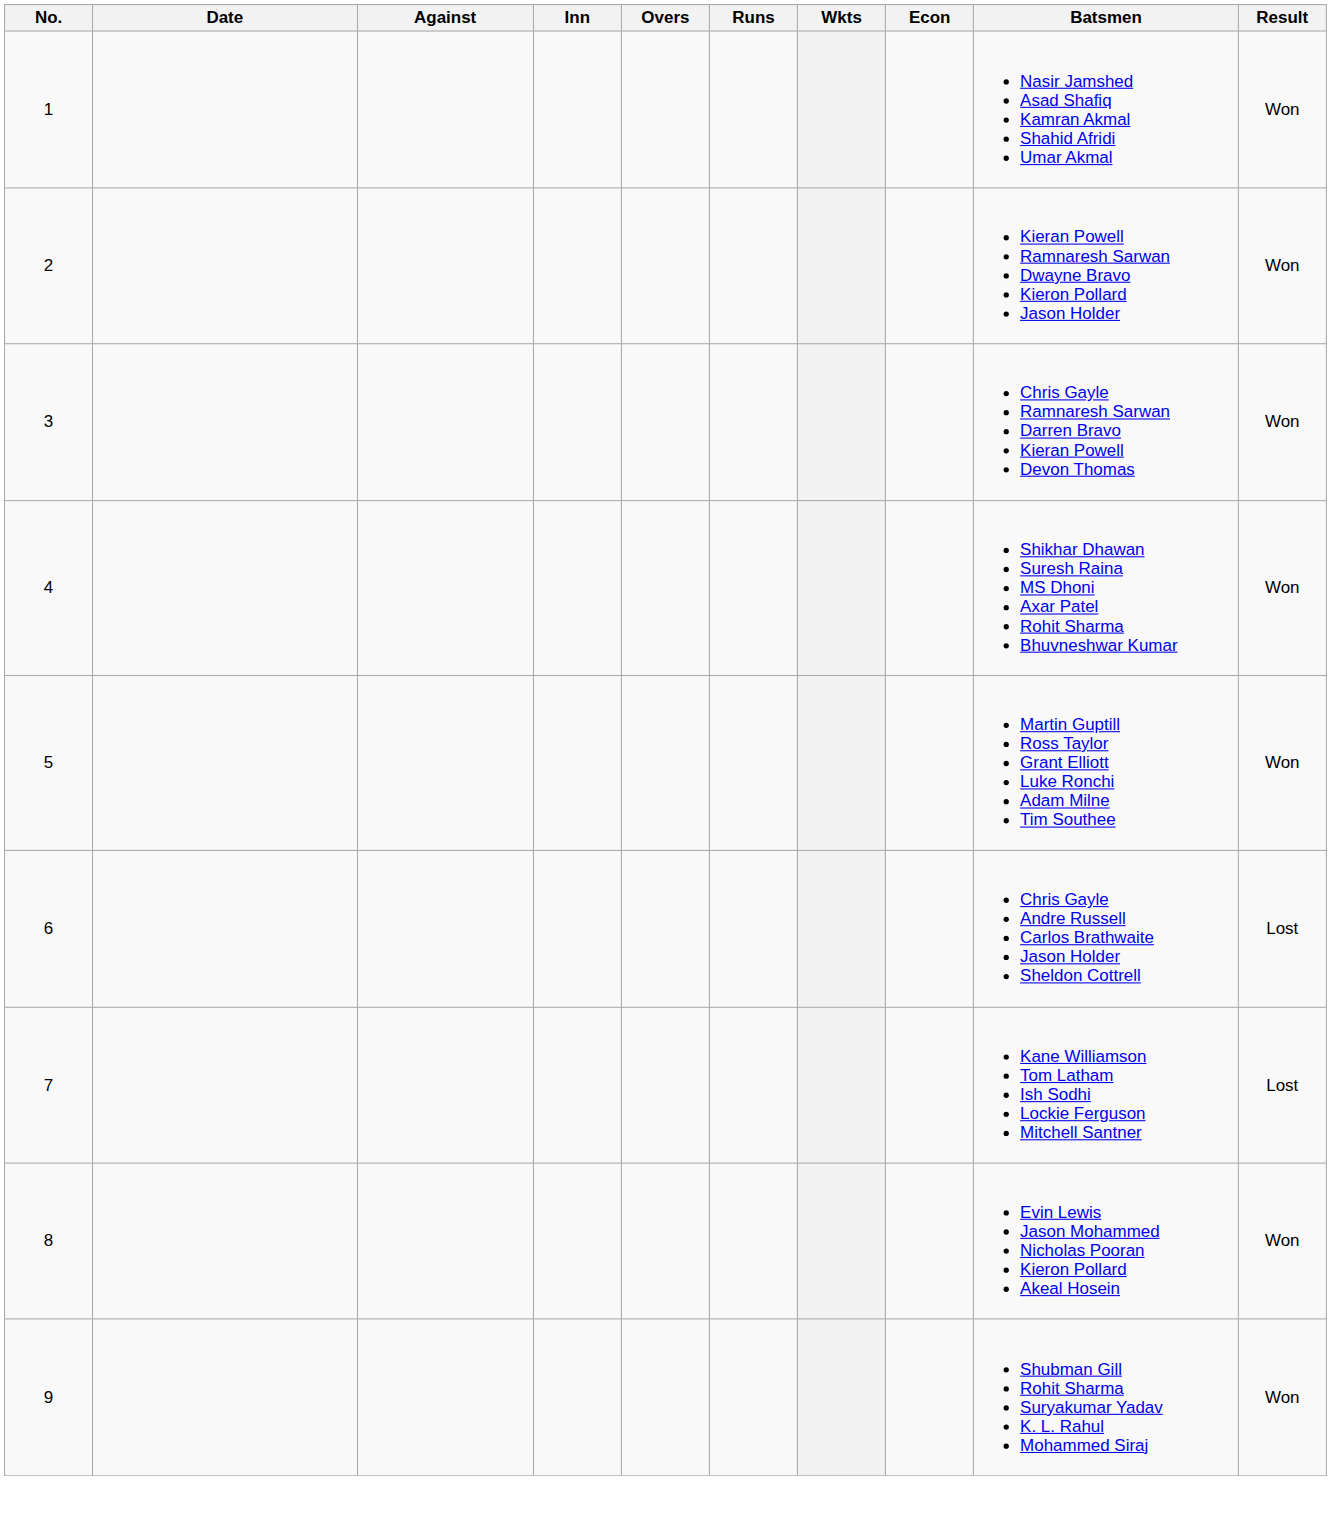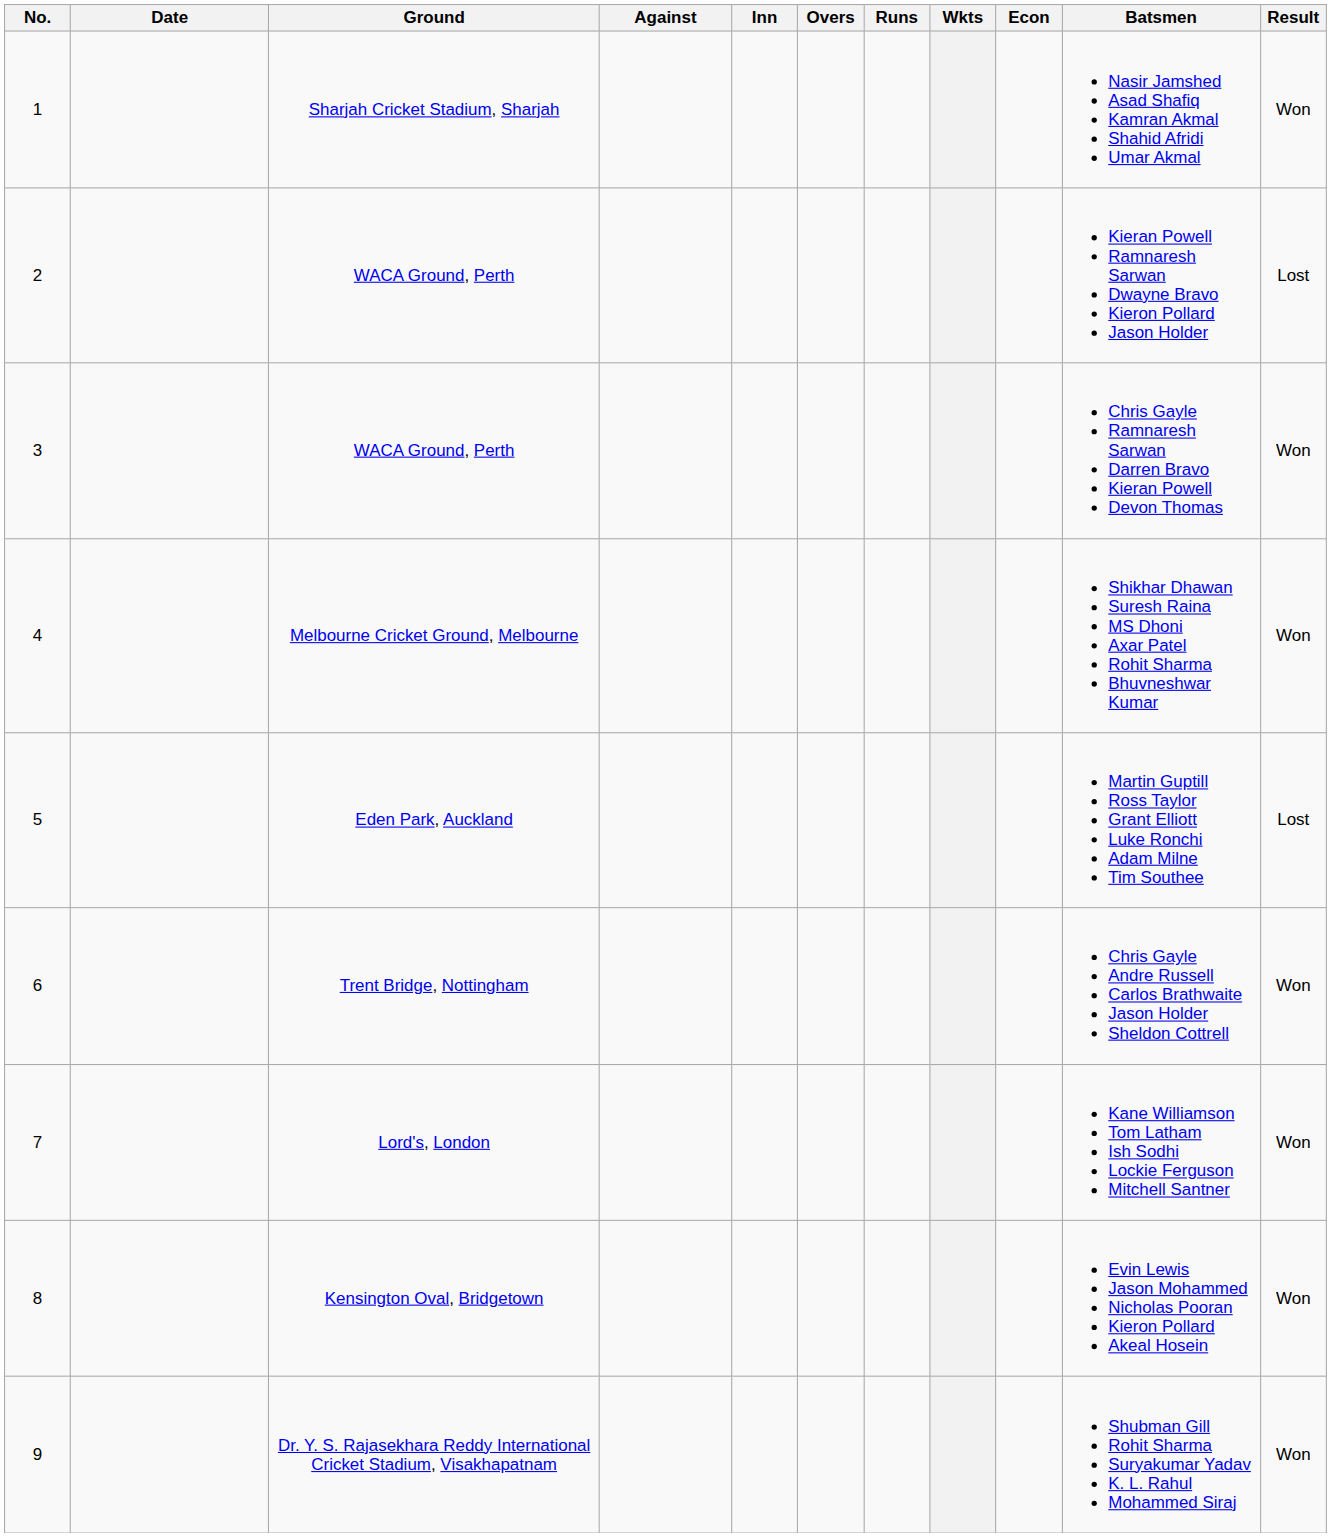+ column: (434, 17)
(1282, 265) Won -> (1293, 275) Lost
(1282, 762) Won -> (1293, 820) Lost
(1282, 928) Lost -> (1293, 985) Won
(1282, 1084) Lost -> (1293, 1142) Won
